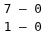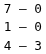+ row: (23, 45)
